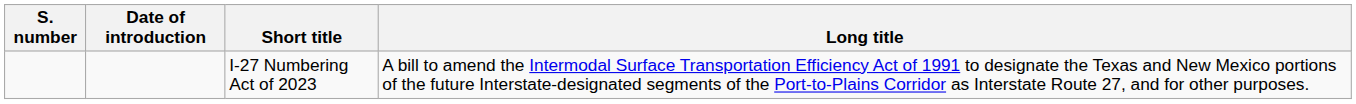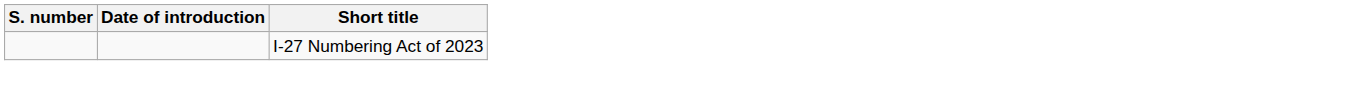- column: (865, 37)
